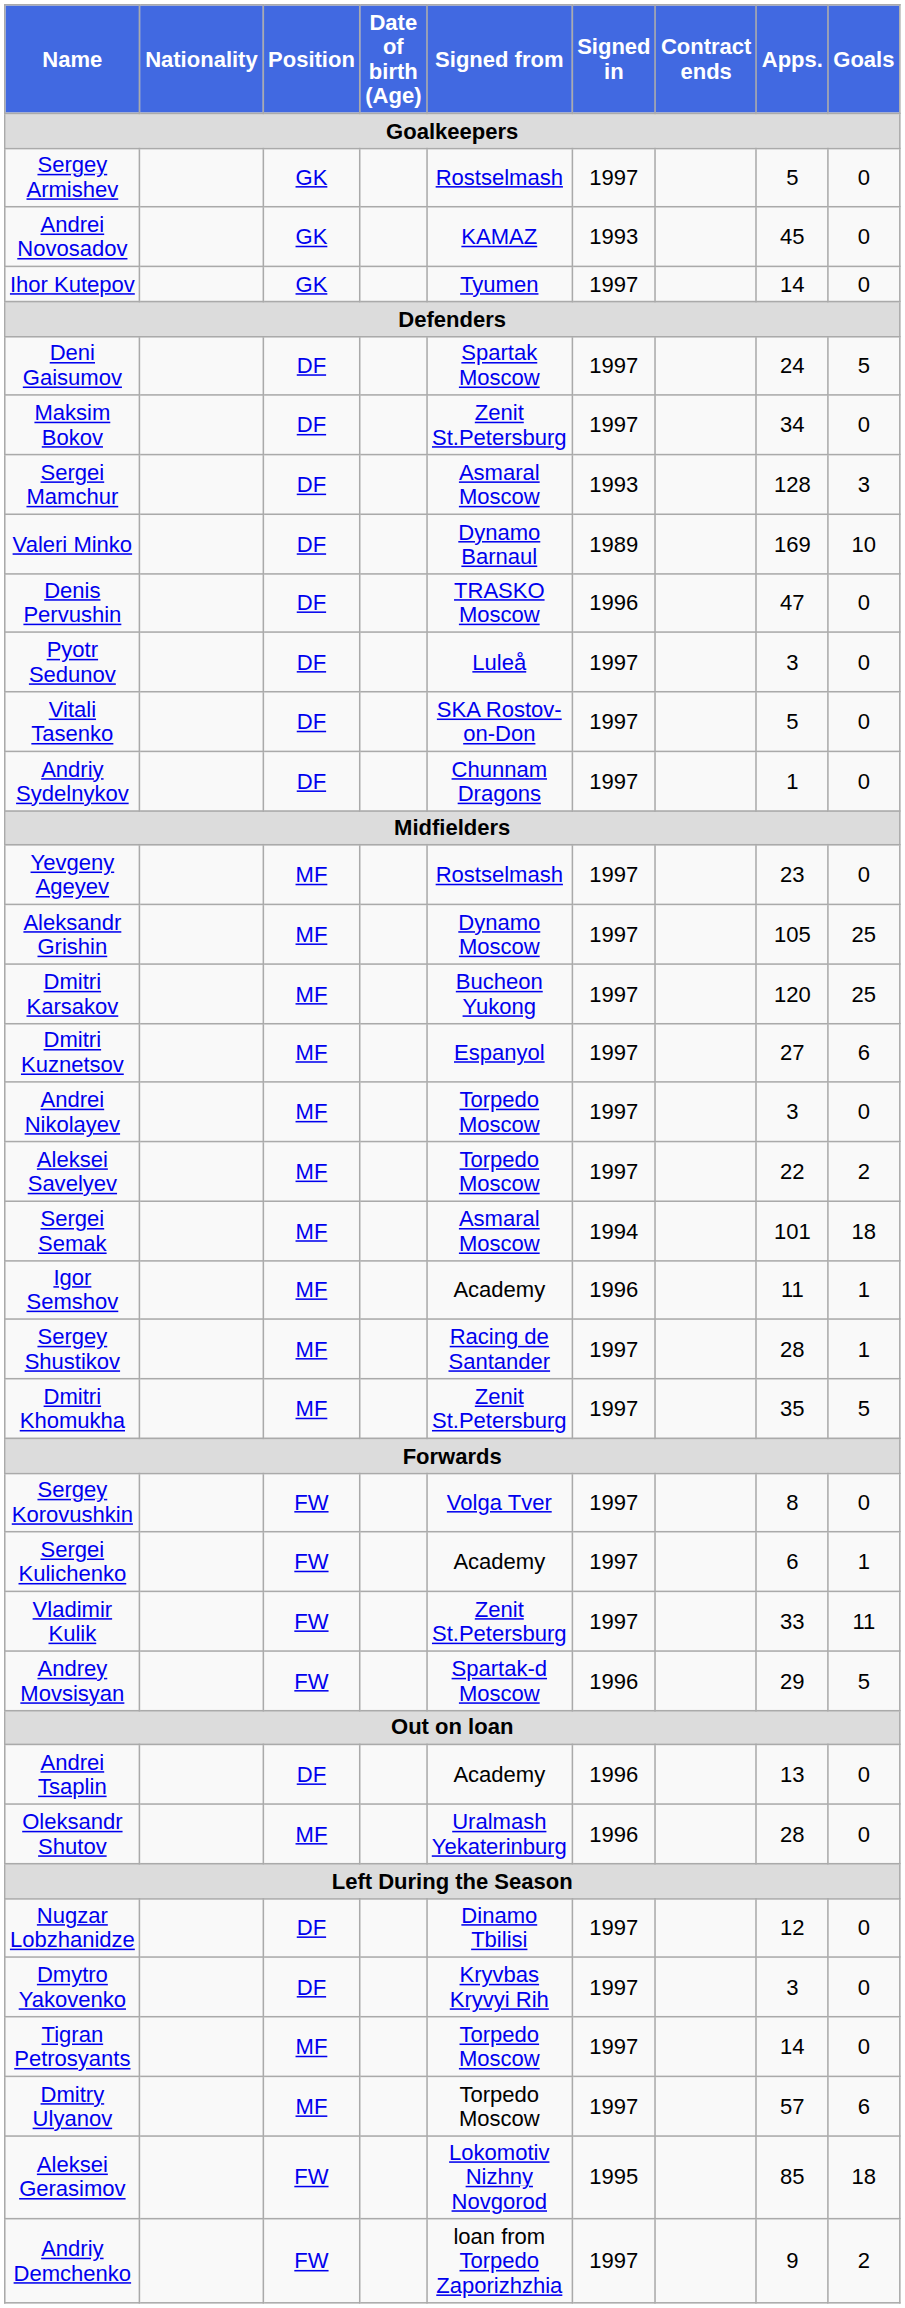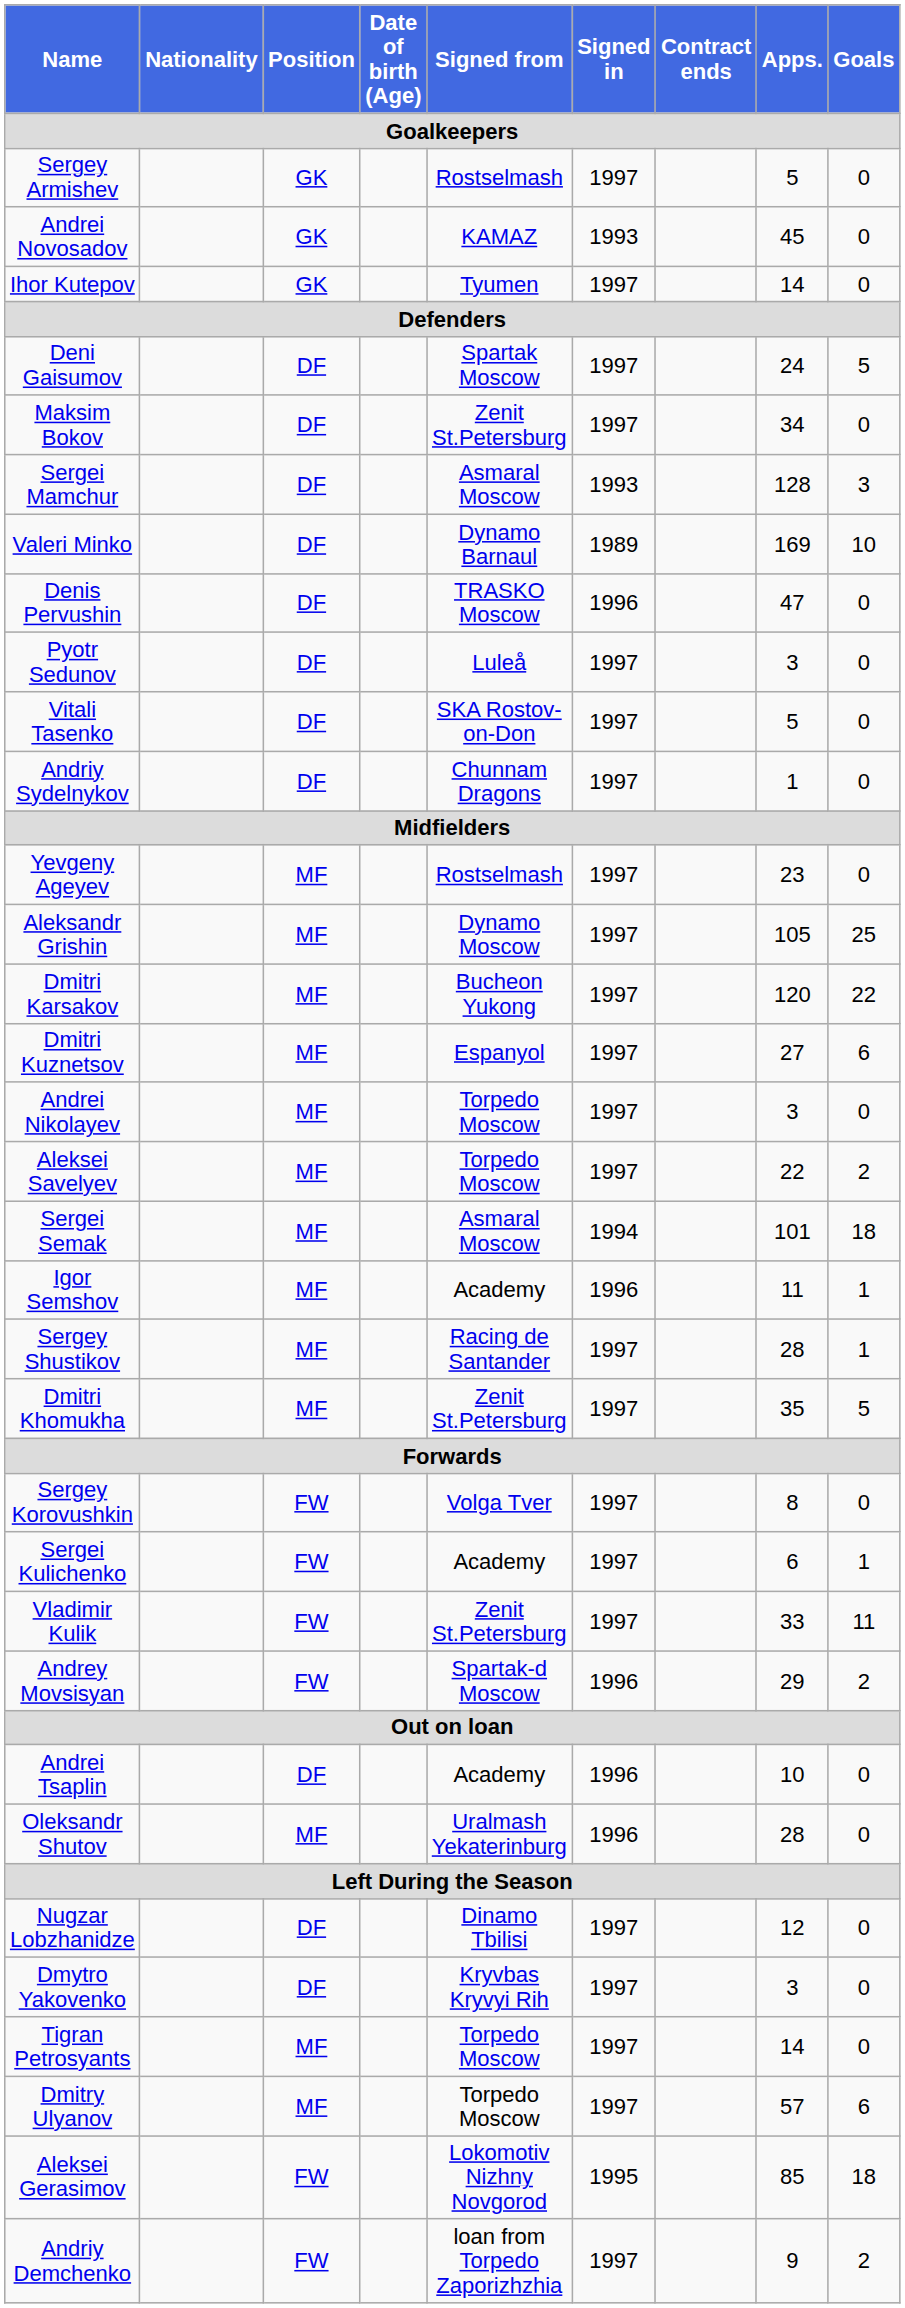(864, 994) 25 -> (864, 994) 22
(864, 1681) 5 -> (864, 1681) 2
(792, 1775) 13 -> (792, 1775) 10
